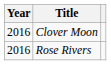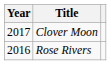(19, 32) 2016 -> (19, 32) 2017
